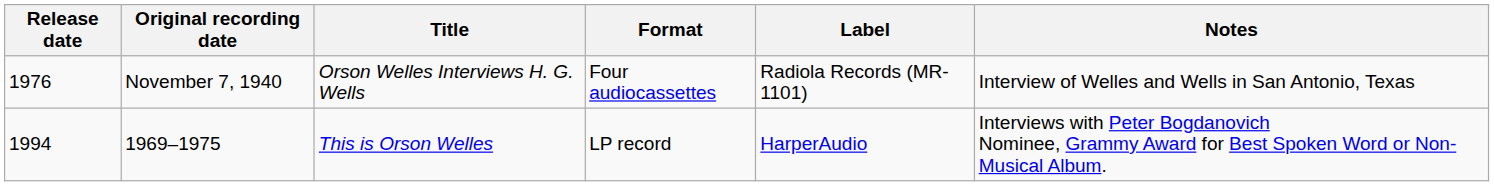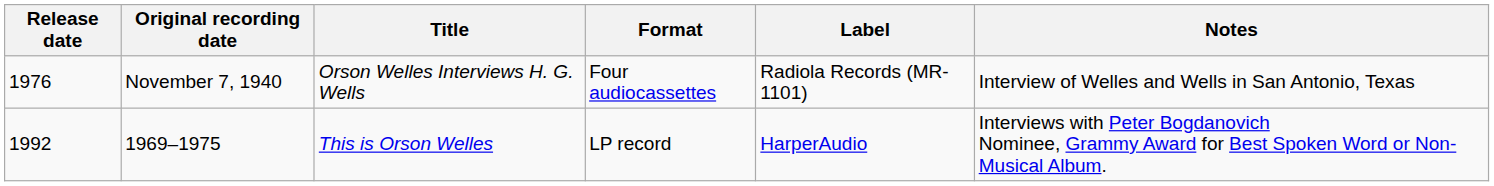(30, 144) 1994 -> (30, 144) 1992
